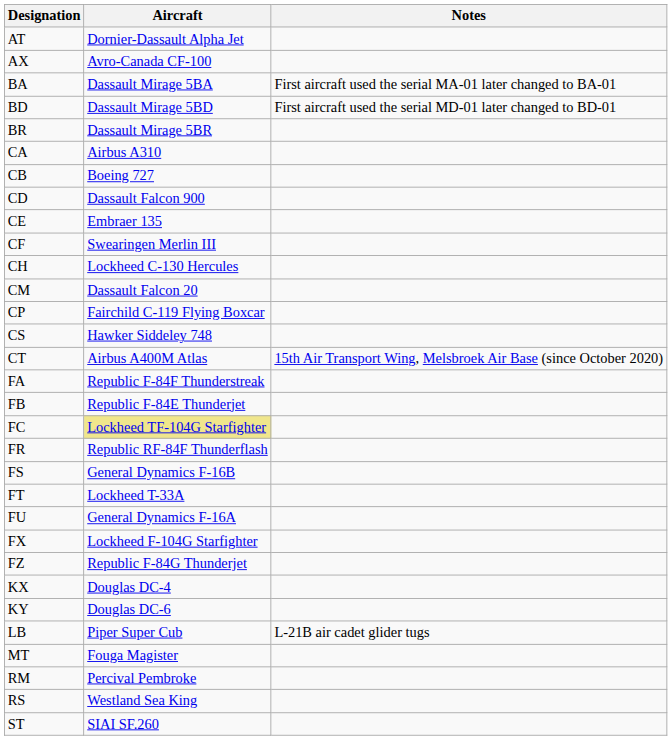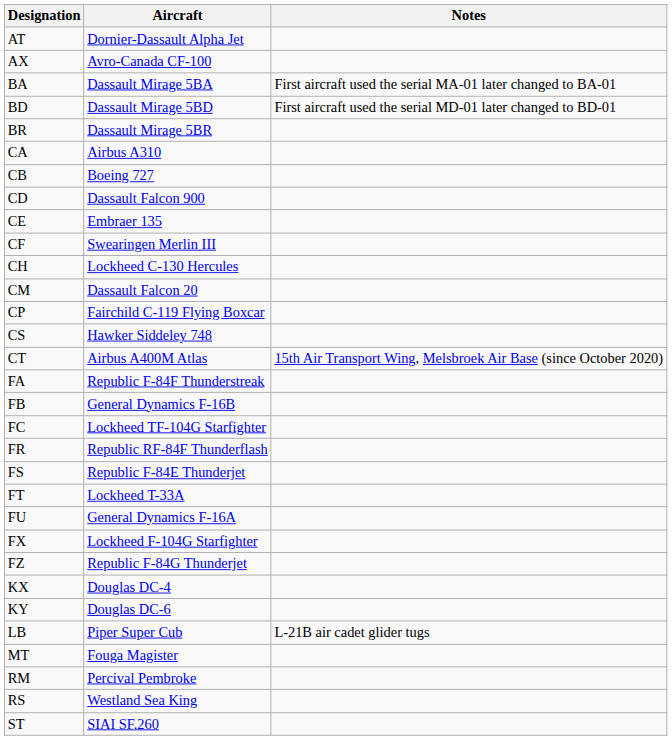(166, 404) Republic F-84E Thunderjet -> (161, 404) General Dynamics F-16B
(177, 426) khaki background -> (177, 426) no background
(161, 472) General Dynamics F-16B -> (166, 472) Republic F-84E Thunderjet
